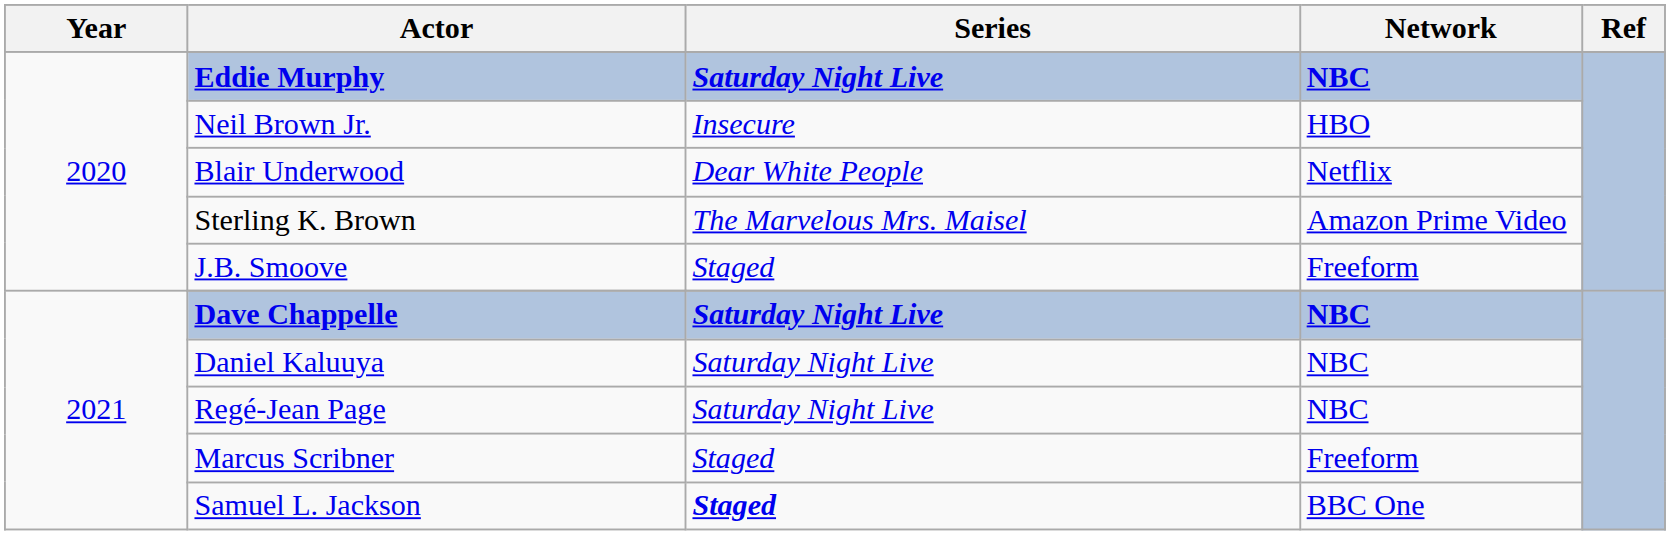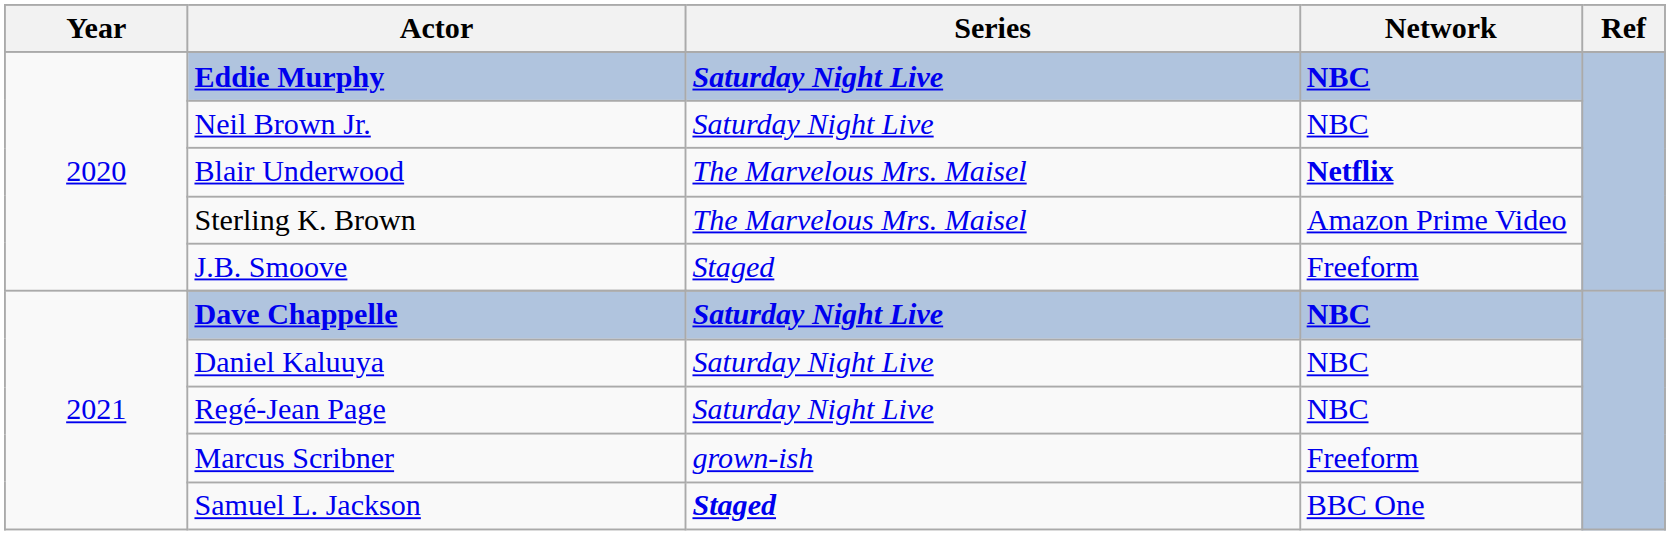(744, 123) Insecure -> (813, 123) Saturday Night Live
(1338, 123) HBO -> (1338, 123) NBC
(808, 171) Dear White People -> (860, 171) The Marvelous Mrs. Maisel
(1349, 171) normal -> (1350, 171) bold
(733, 457) Staged -> (753, 457) grown-ish
